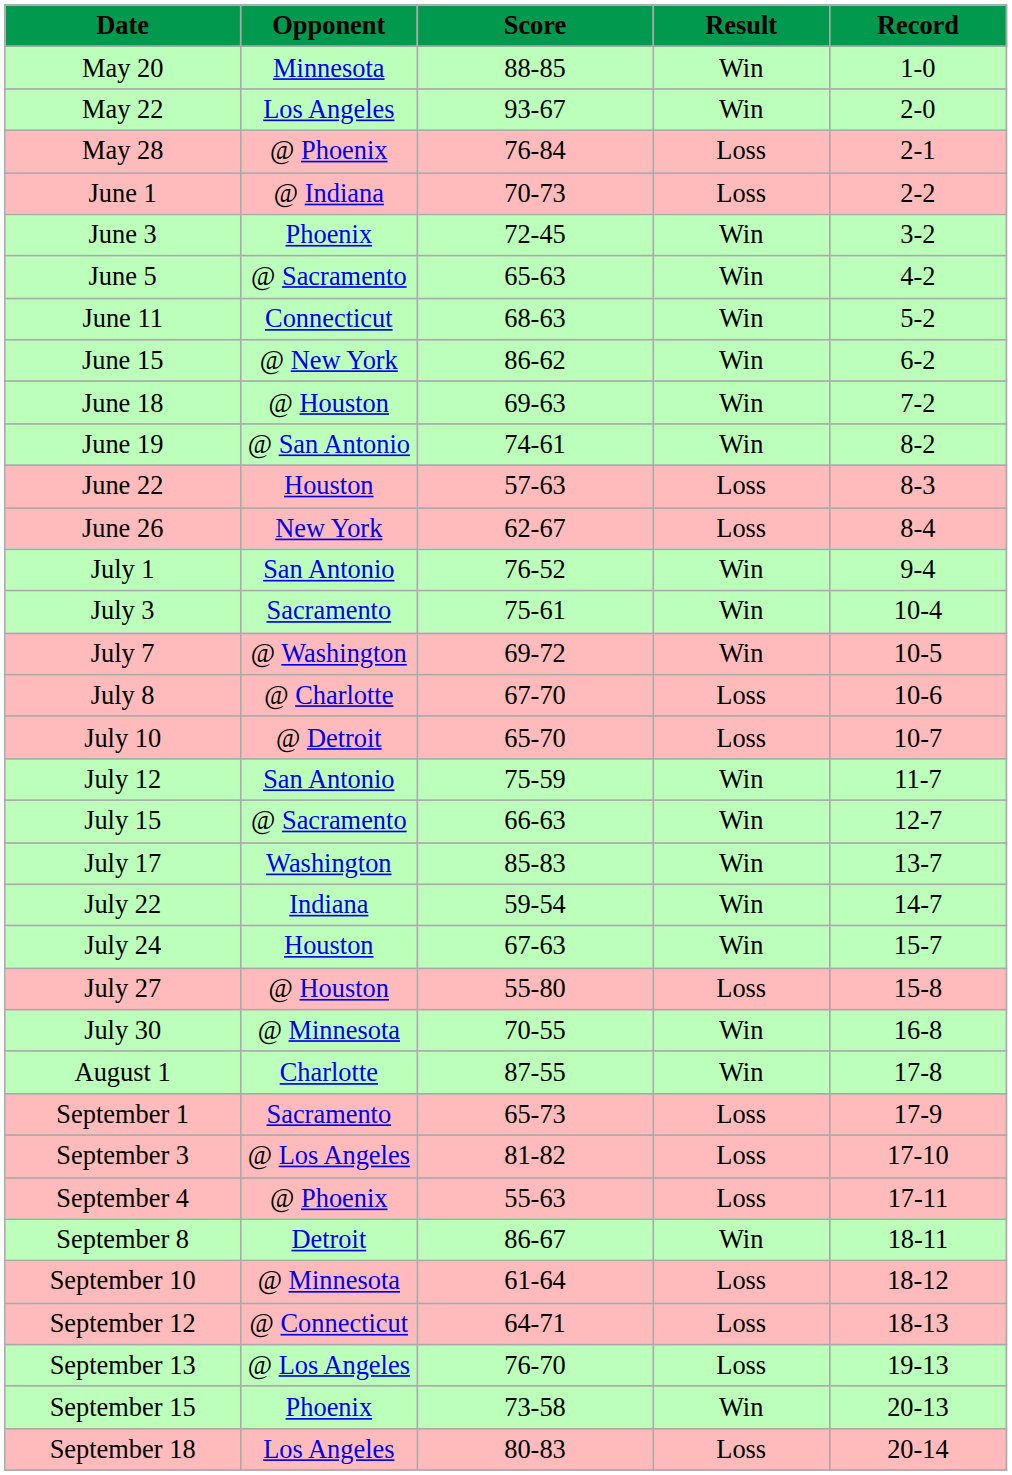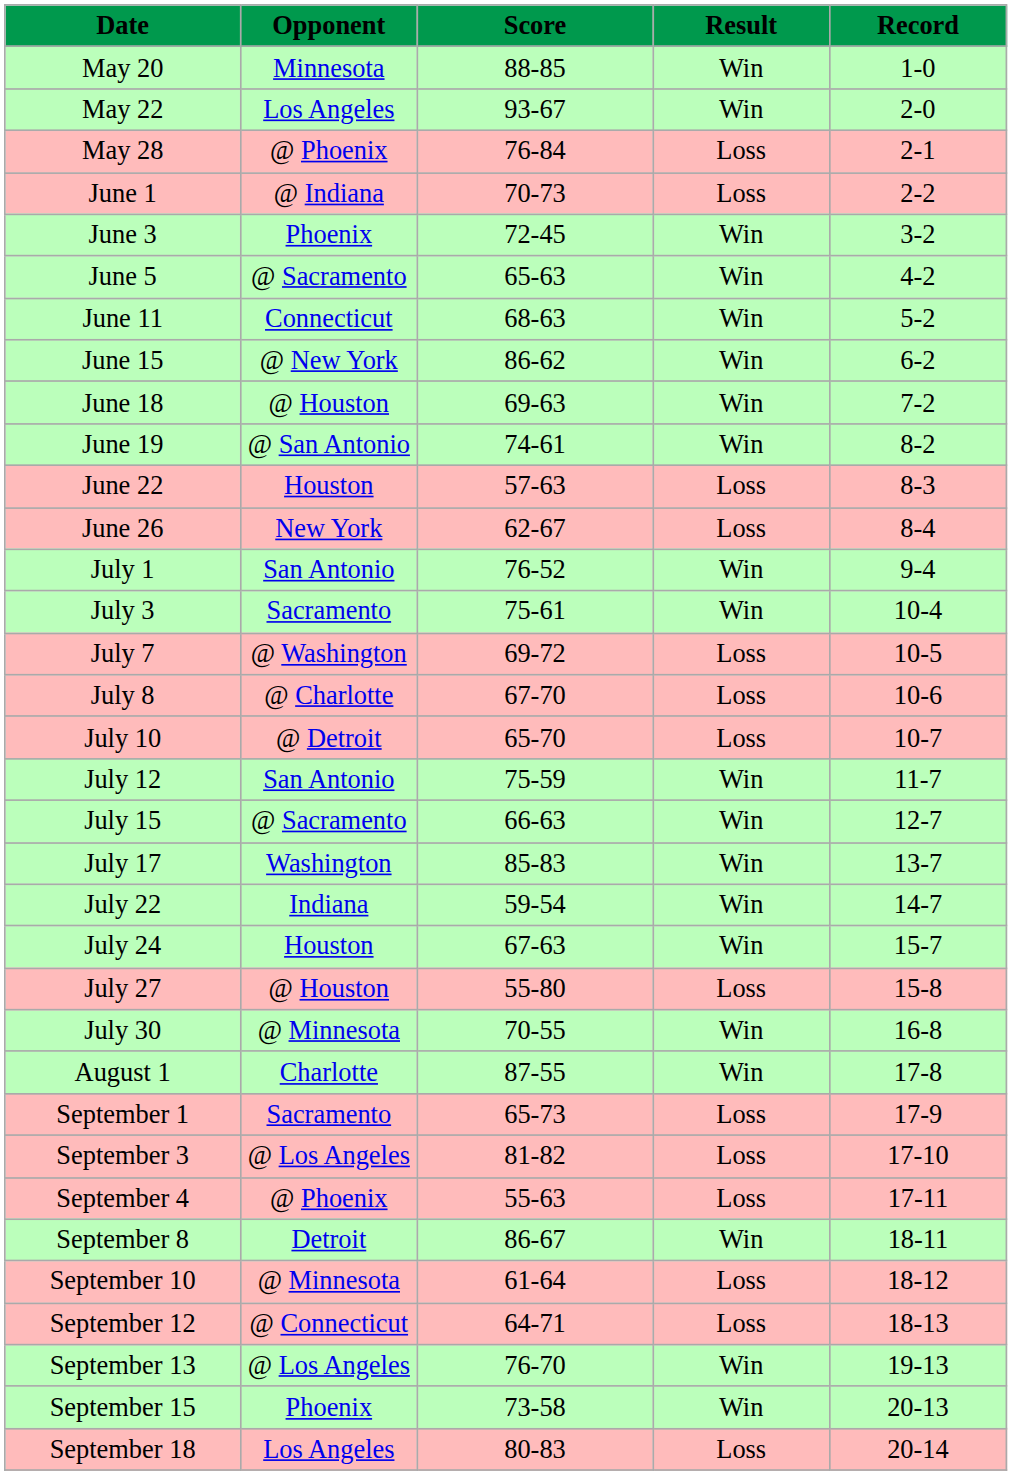(741, 653) Win -> (741, 653) Loss
(741, 1365) Loss -> (741, 1365) Win
